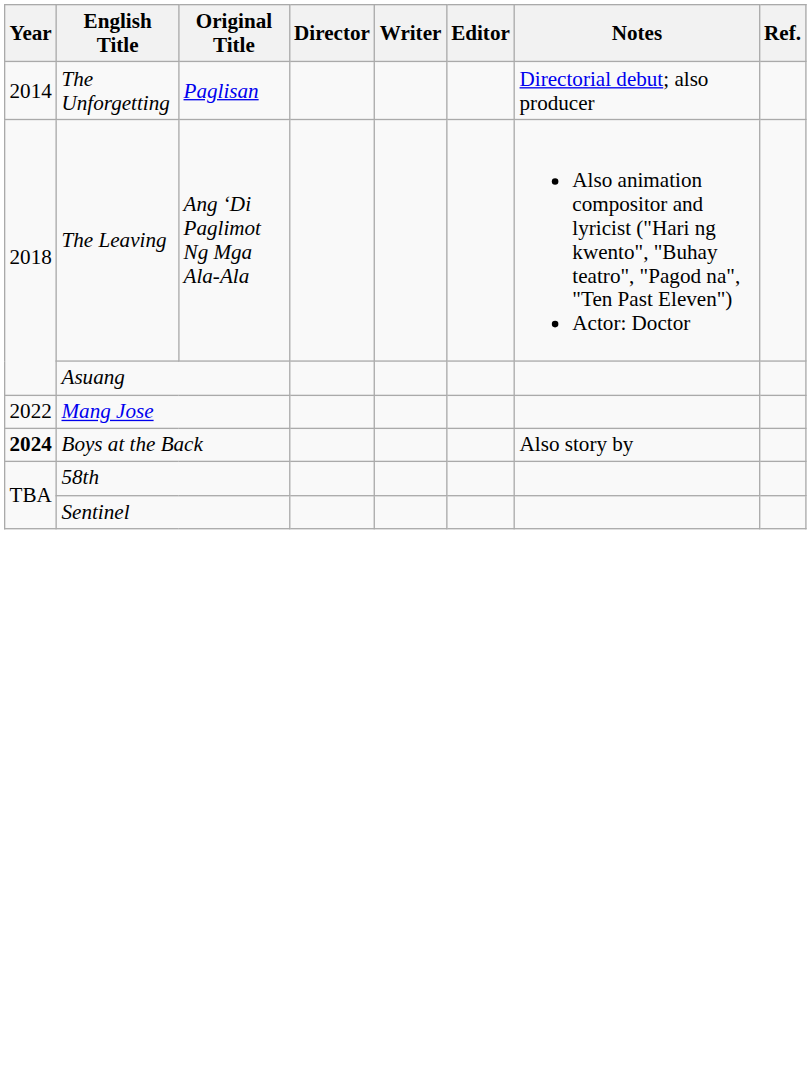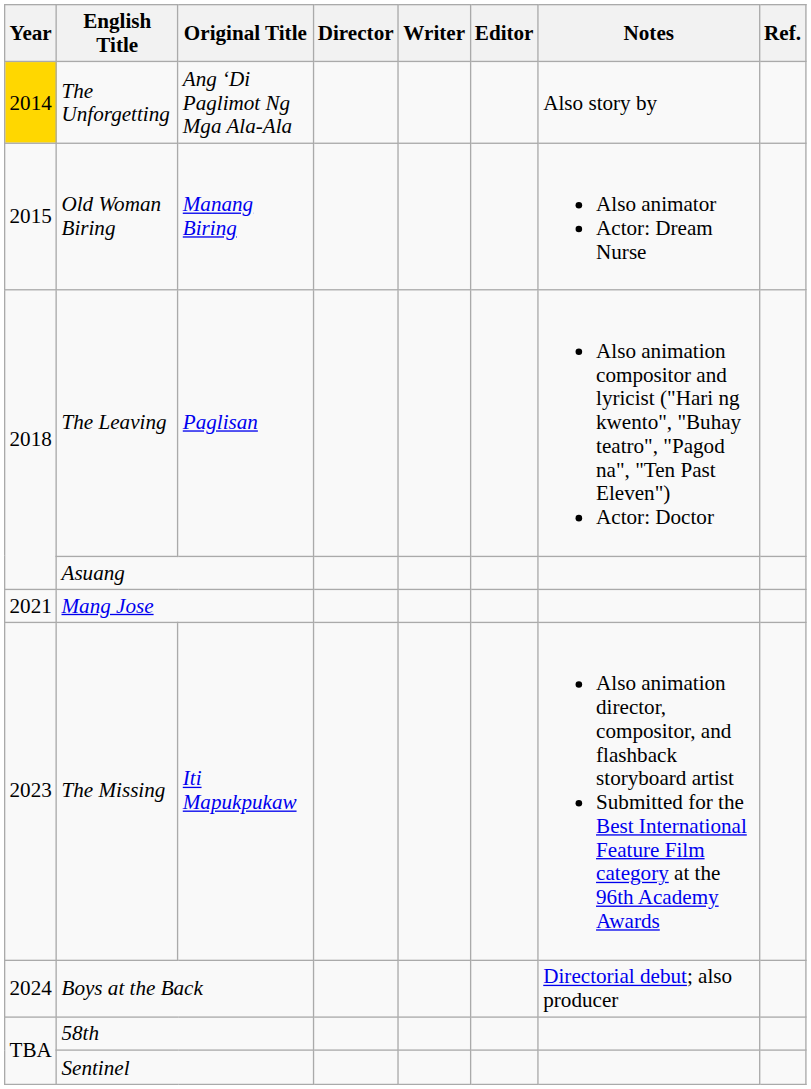(31, 90) no background -> (31, 102) gold background
(221, 90) Paglisan -> (237, 102) Ang ‘Di Paglimot Ng Mga Ala-Ala
(614, 90) Directorial debut; also producer -> (600, 102) Also story by
+ row: (111, 216)
(222, 240) Ang ‘Di Paglimot Ng Mga Ala-Ala -> (220, 422) Paglisan
(31, 411) 2022 -> (31, 605) 2021
+ row: (113, 791)
(31, 444) bold -> (31, 988) normal
(576, 444) Also story by -> (638, 988) Directorial debut; also producer
